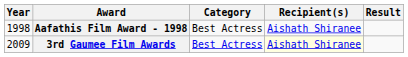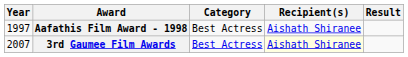(18, 28) 1998 -> (18, 28) 1997
(18, 44) 2009 -> (18, 44) 2007
